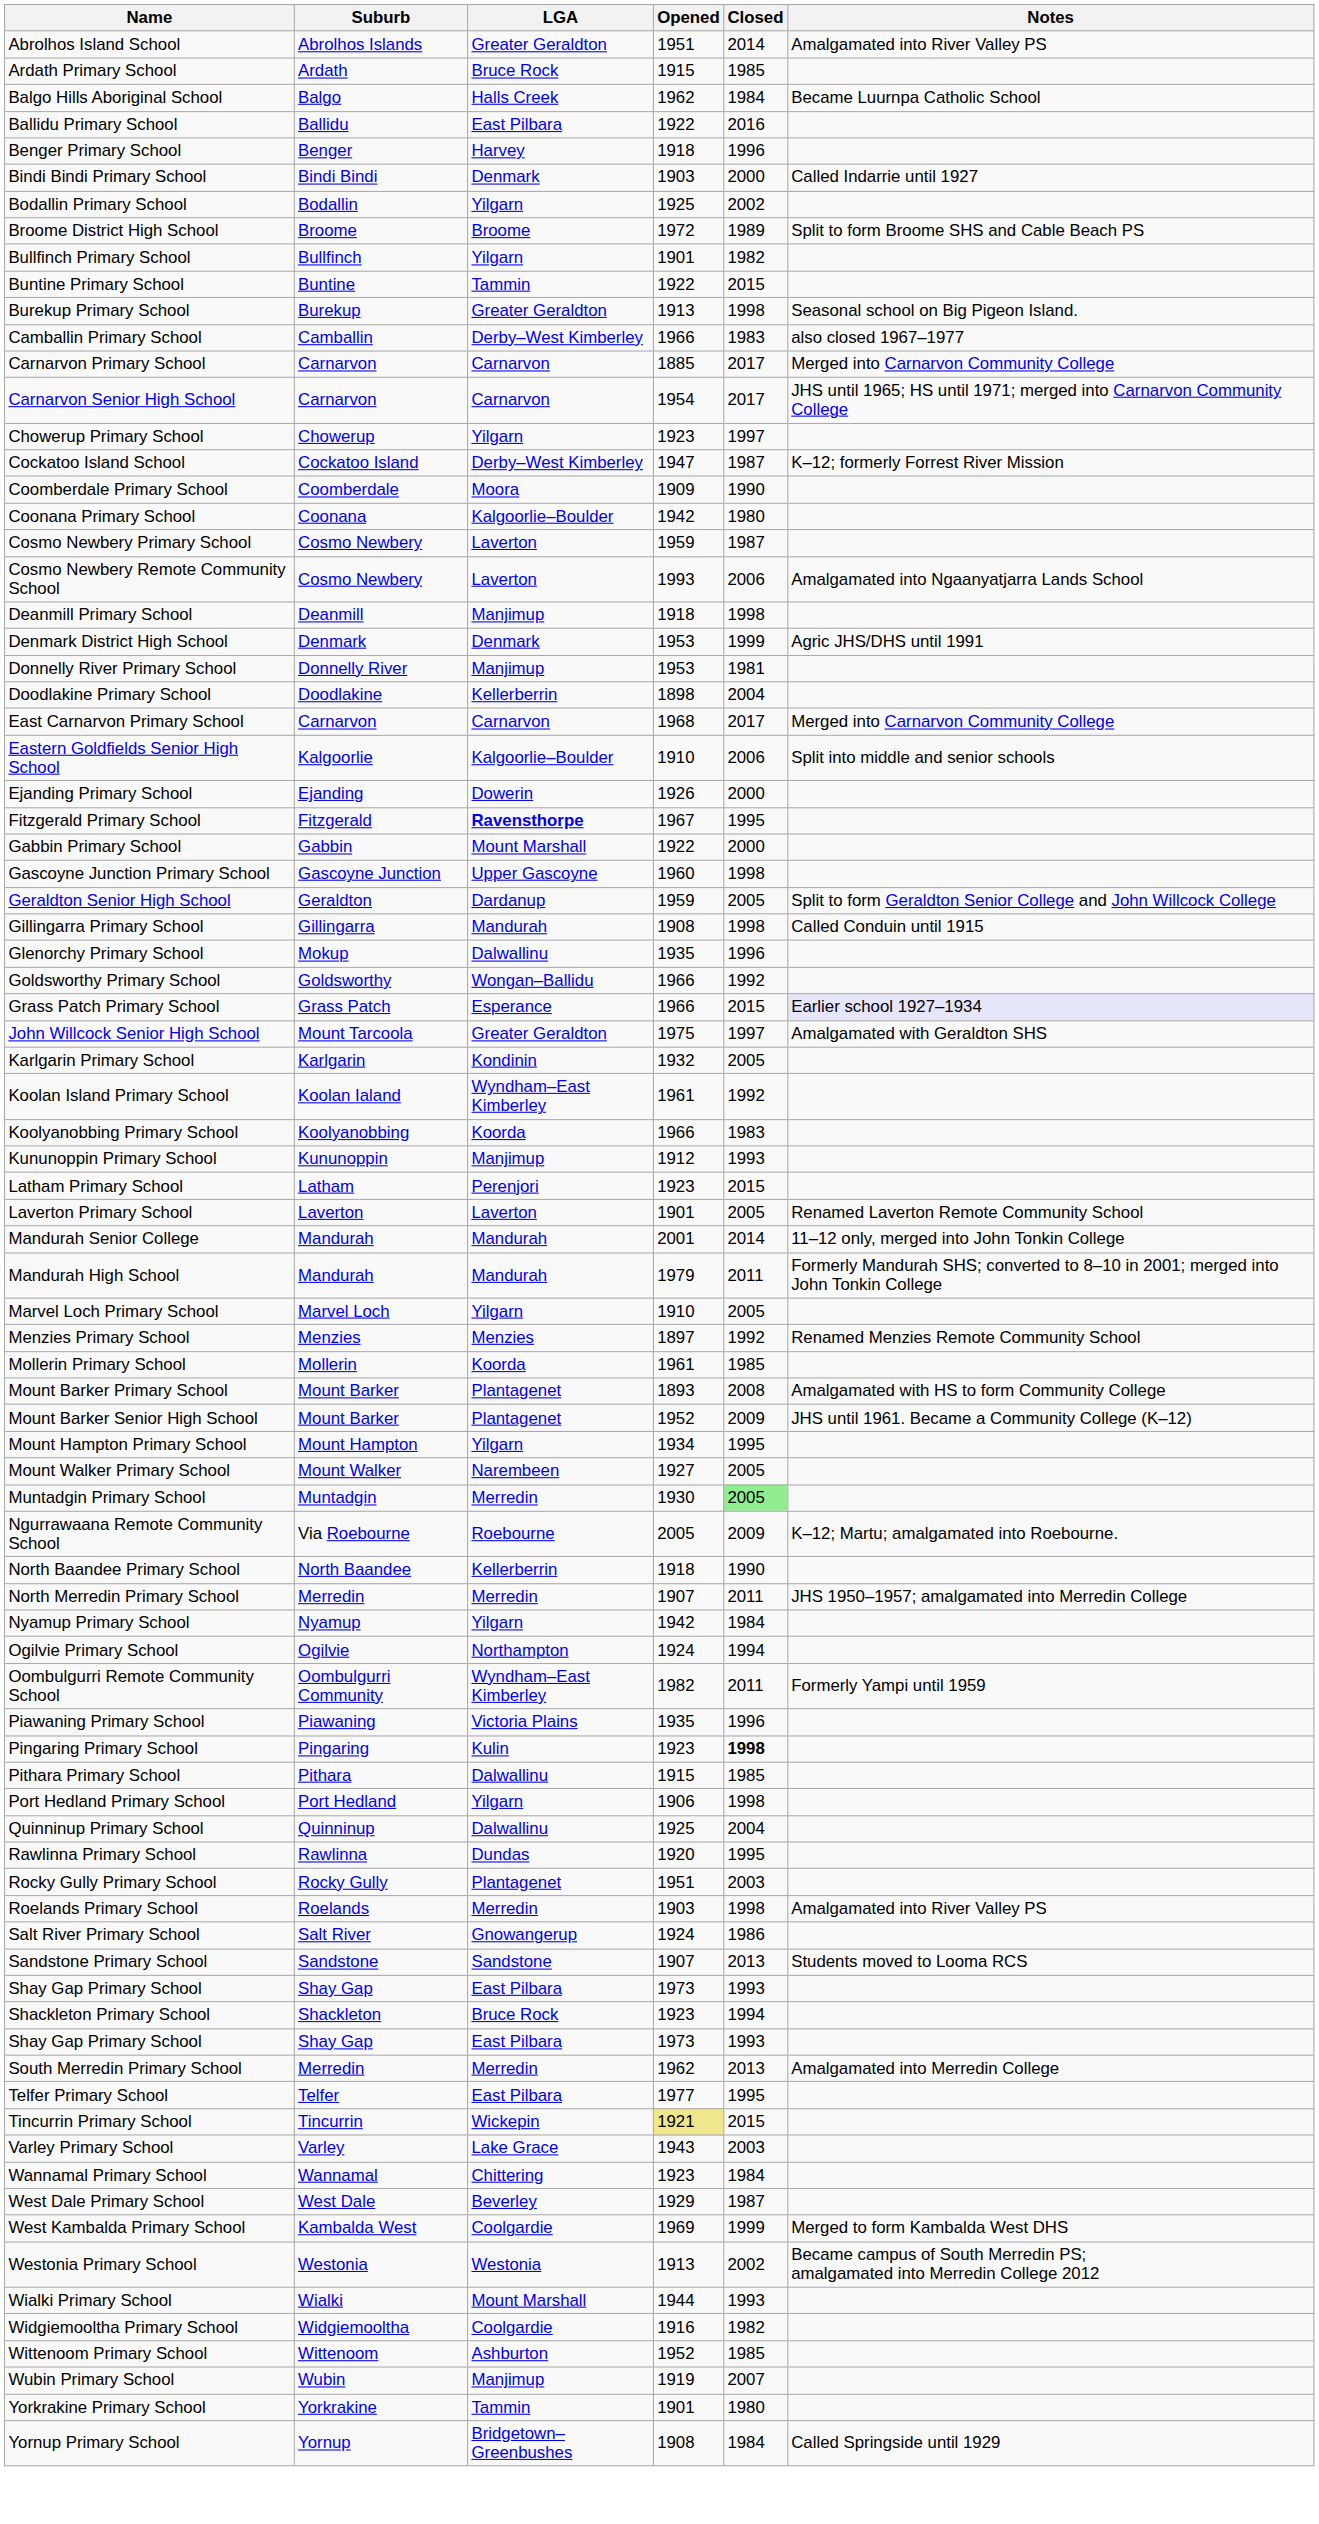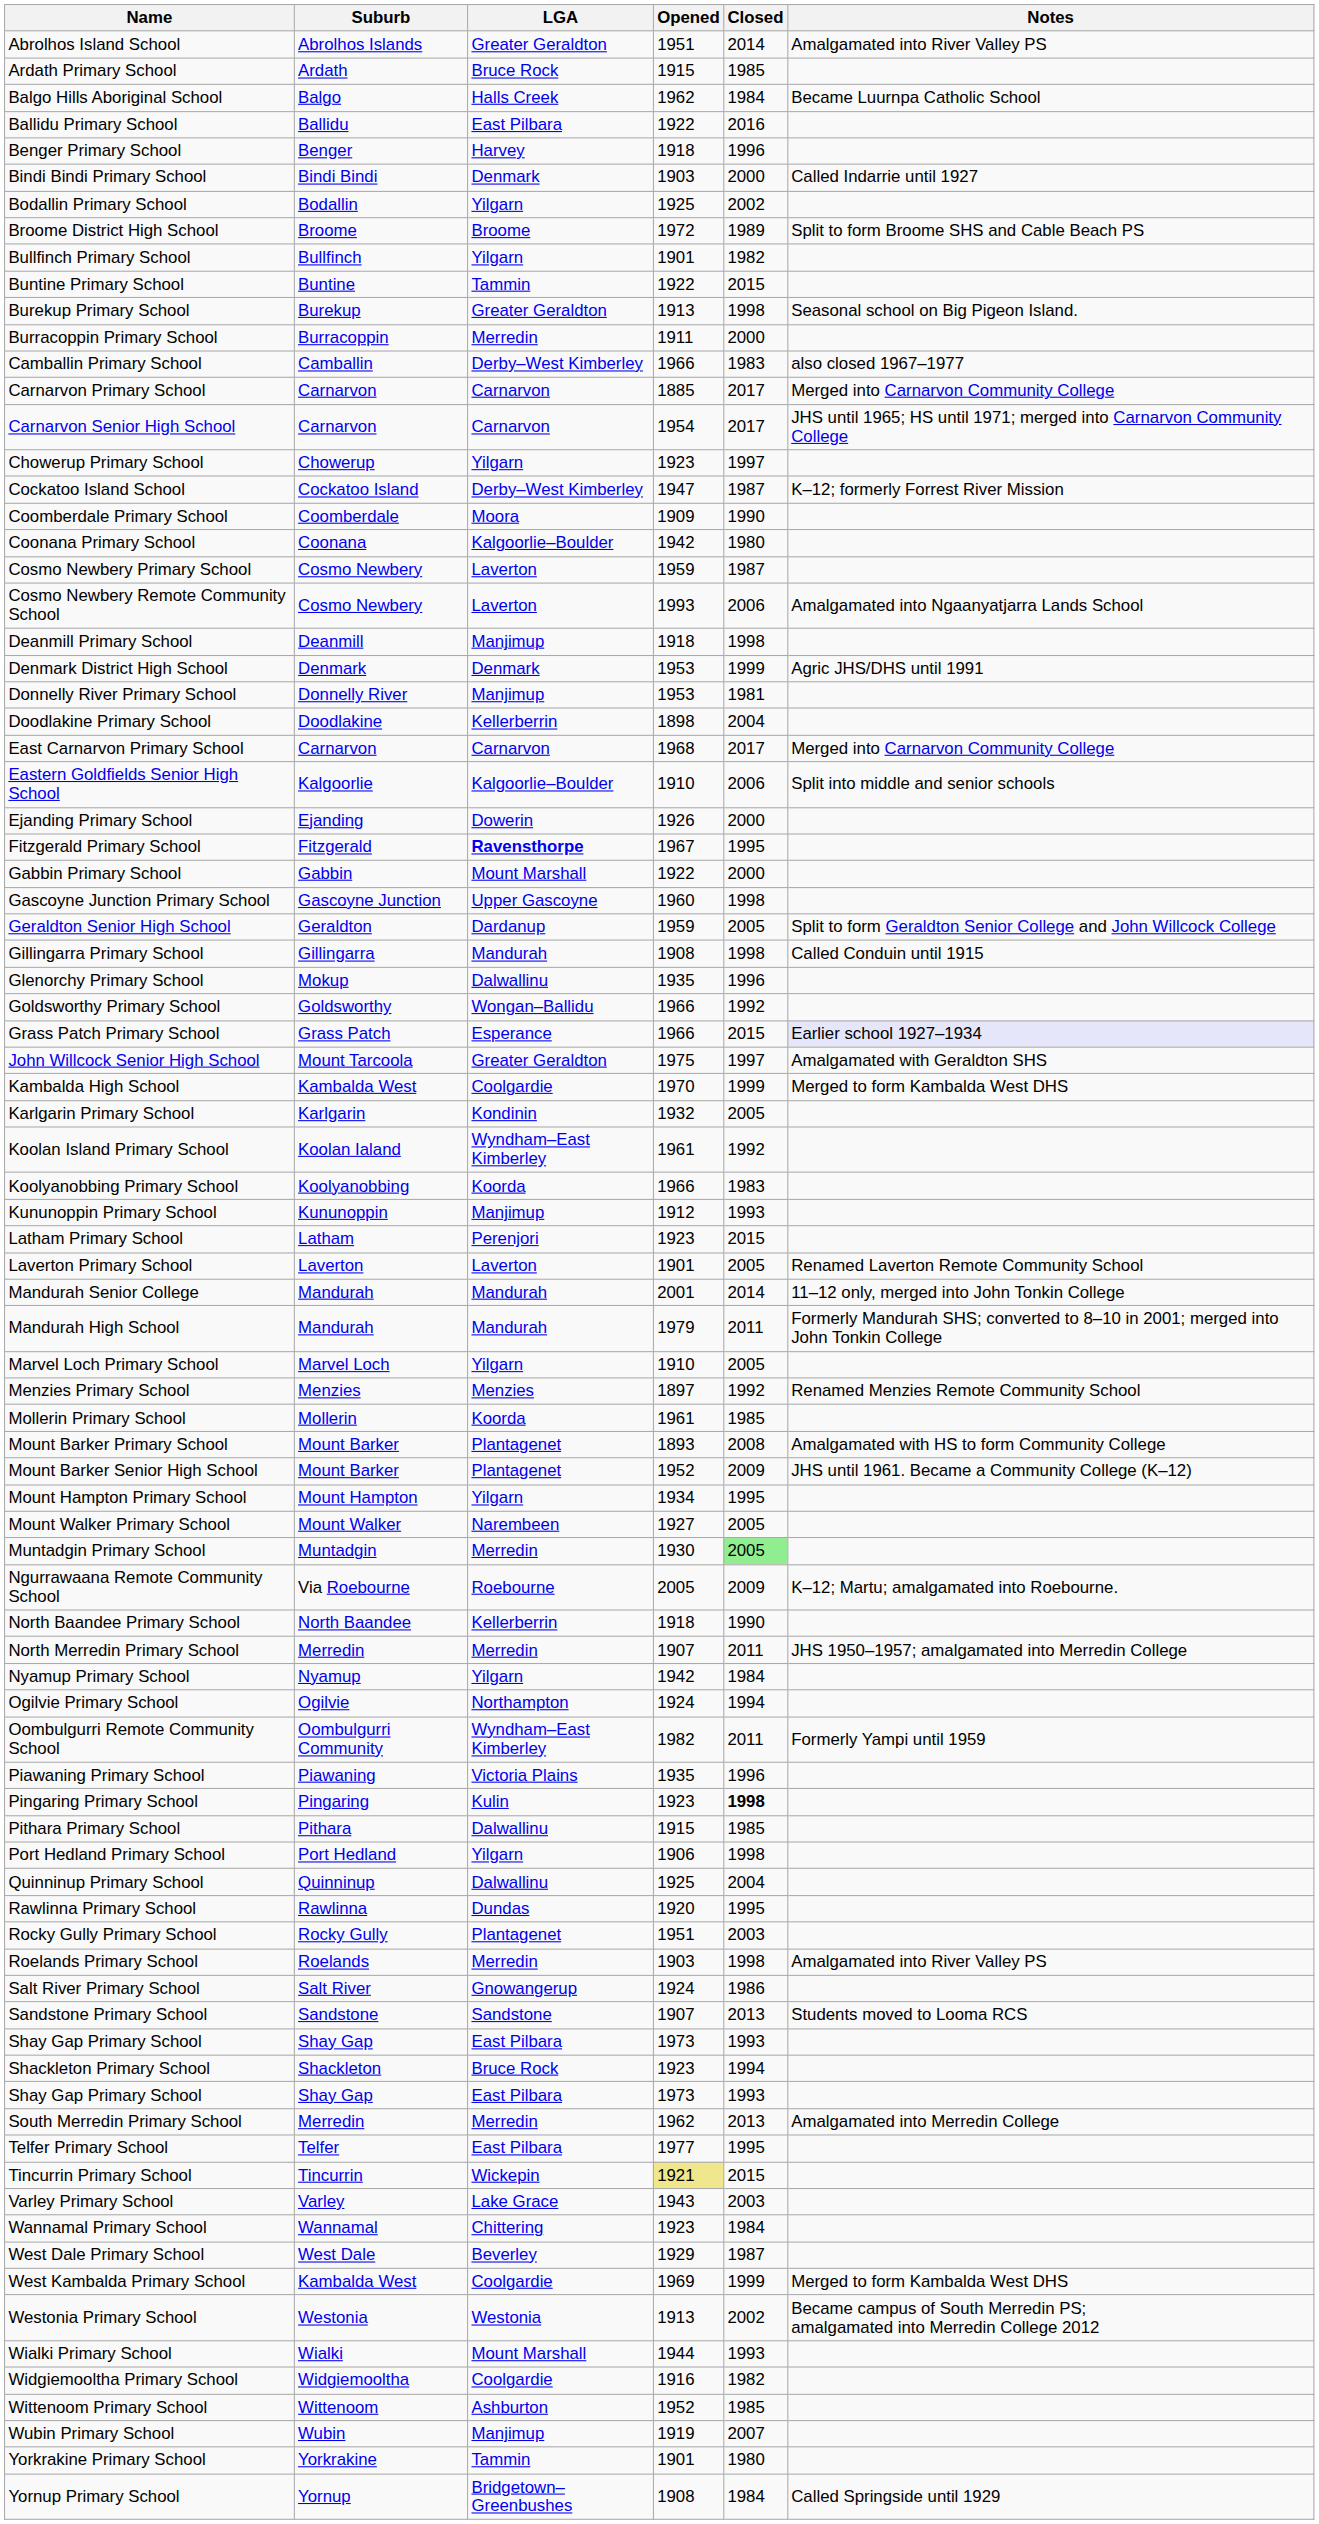+ row: (113, 337)
+ row: (94, 1086)
